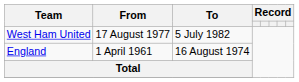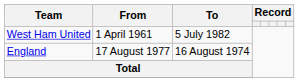(133, 34) 17 August 1977 -> (124, 34) 1 April 1961
(124, 51) 1 April 1961 -> (133, 51) 17 August 1977
